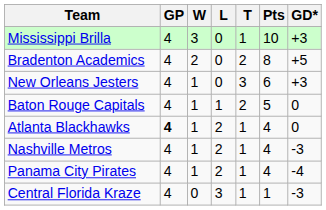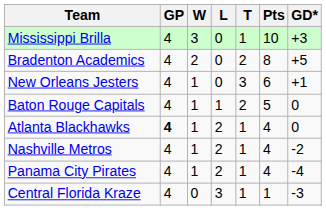(299, 82) +3 -> (299, 82) +1
(298, 149) -3 -> (298, 149) -2
